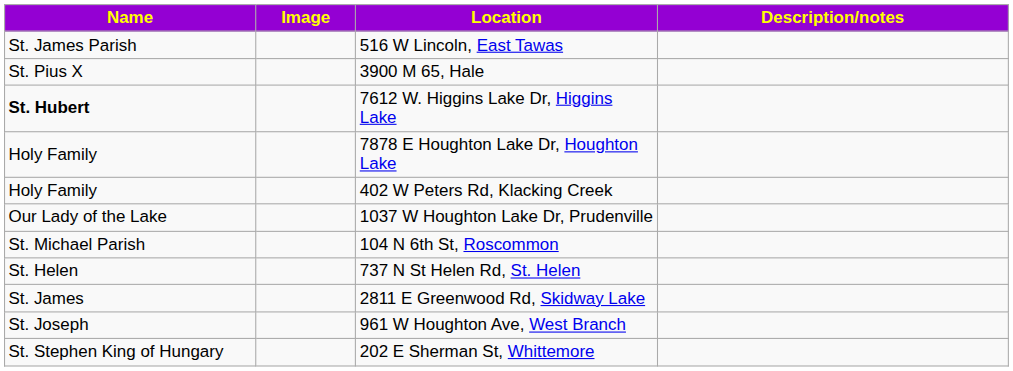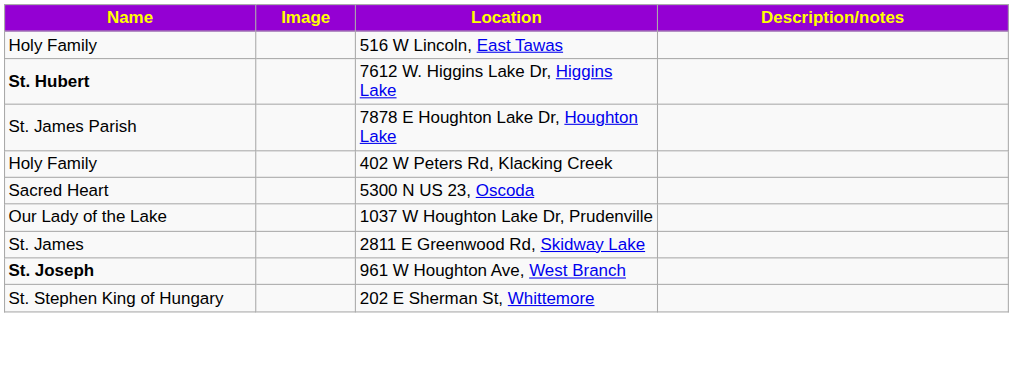(73, 44) St. James Parish -> (53, 44) Holy Family
- row: (422, 71)
(53, 154) Holy Family -> (73, 127) St. James Parish
+ row: (447, 190)
- row: (459, 244)
- row: (470, 271)
(49, 325) normal -> (51, 271) bold
